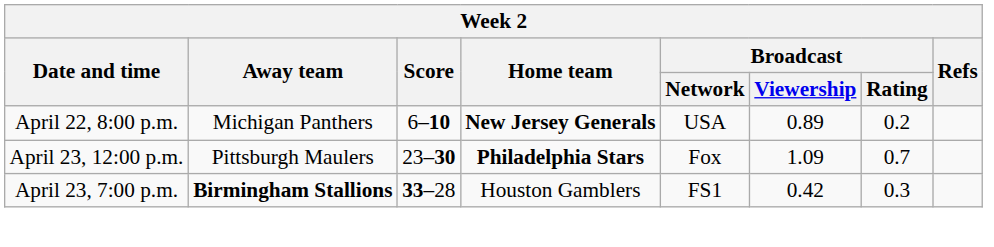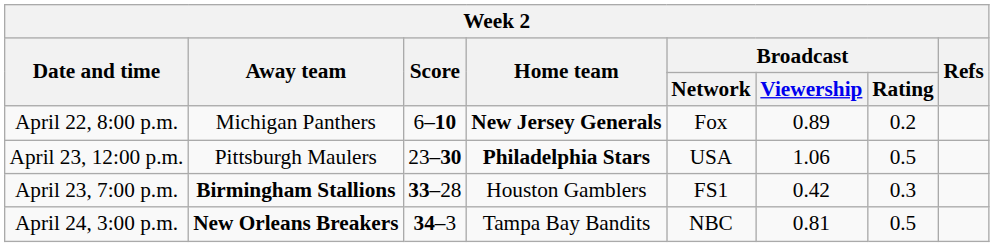(705, 122) USA -> (711, 122) Fox
(705, 156) Fox -> (711, 156) USA
(805, 156) 1.09 -> (811, 156) 1.06
(897, 156) 0.7 -> (903, 156) 0.5
+ row: (96, 223)
